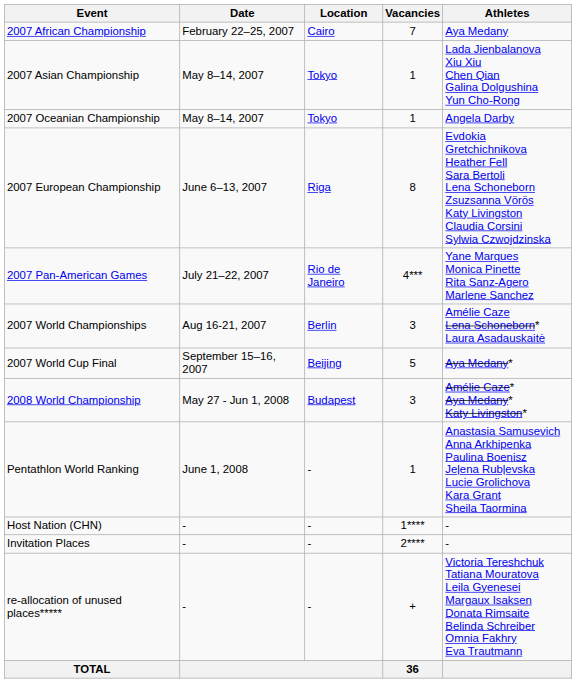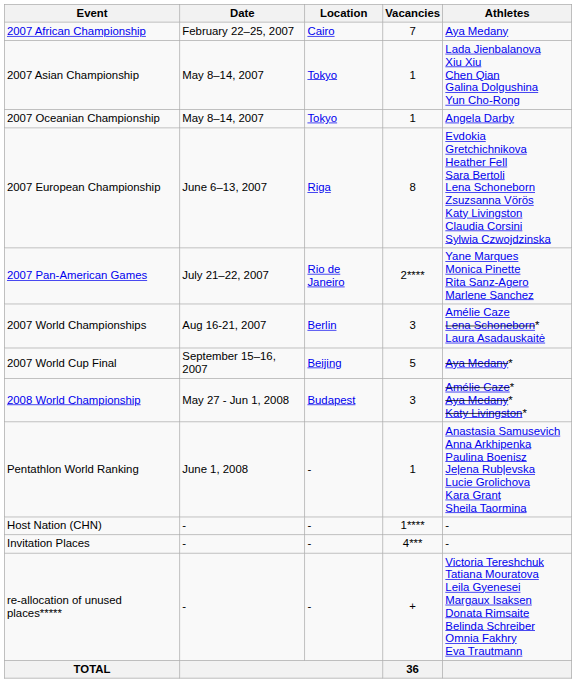(413, 276) 4*** -> (413, 276) 2****
(413, 543) 2**** -> (413, 543) 4***
